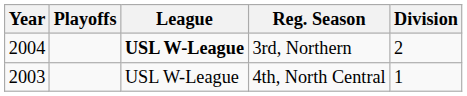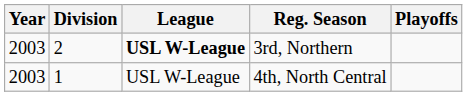columns swapped: (426, 18) <-> (85, 18)
(27, 47) 2004 -> (27, 47) 2003
